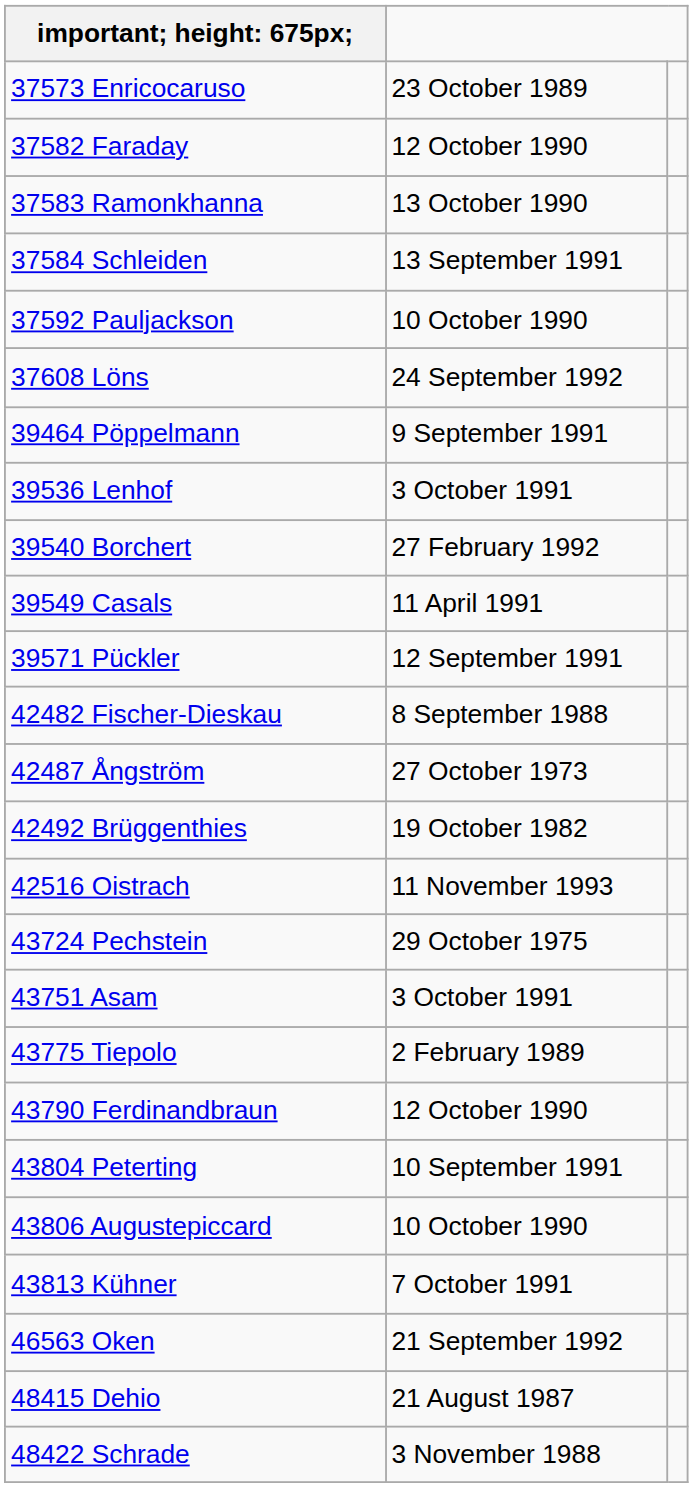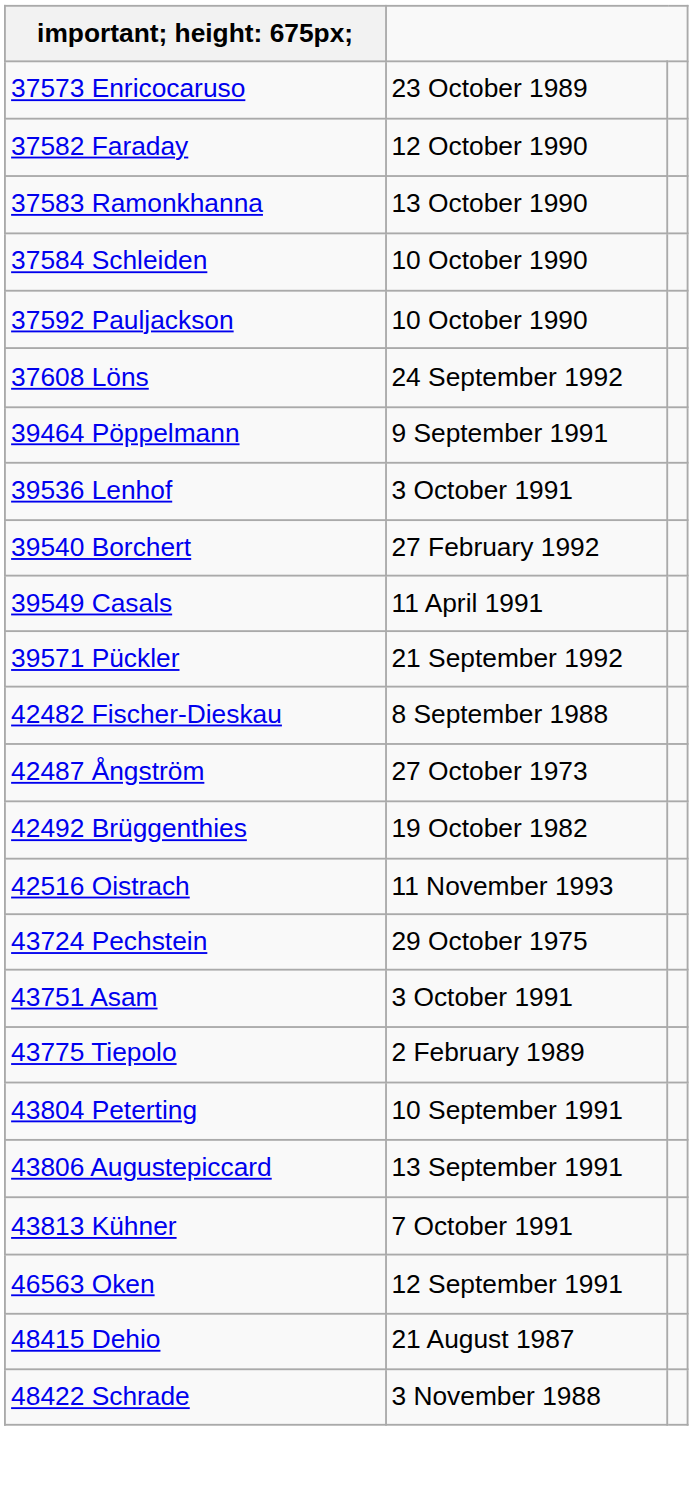(507, 261) 13 September 1991 -> (490, 261) 10 October 1990
(507, 658) 12 September 1991 -> (507, 658) 21 September 1992
- row: (144, 1110)
(490, 1225) 10 October 1990 -> (507, 1167) 13 September 1991
(507, 1340) 21 September 1992 -> (507, 1283) 12 September 1991
